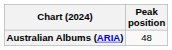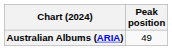(147, 38) 48 -> (147, 38) 49
